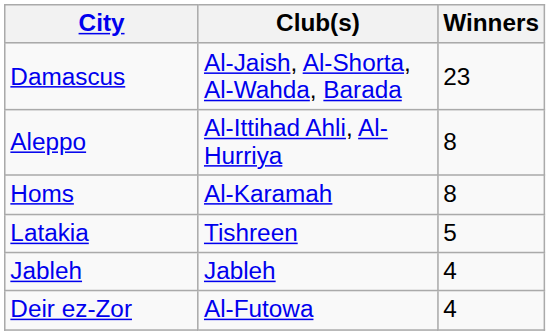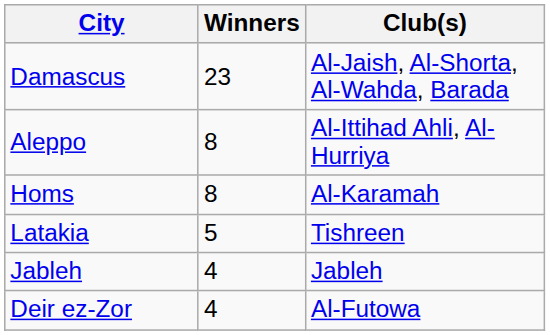columns swapped: (491, 23) <-> (318, 23)
